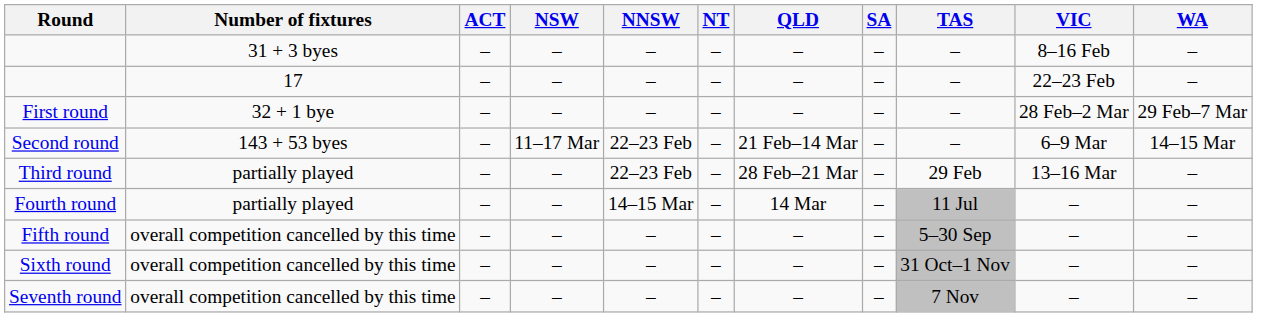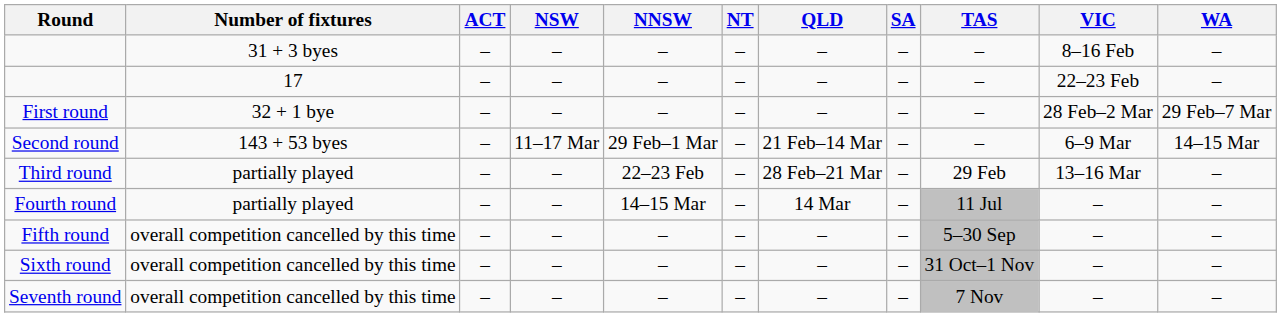(651, 142) 22–23 Feb -> (663, 142) 29 Feb–1 Mar
